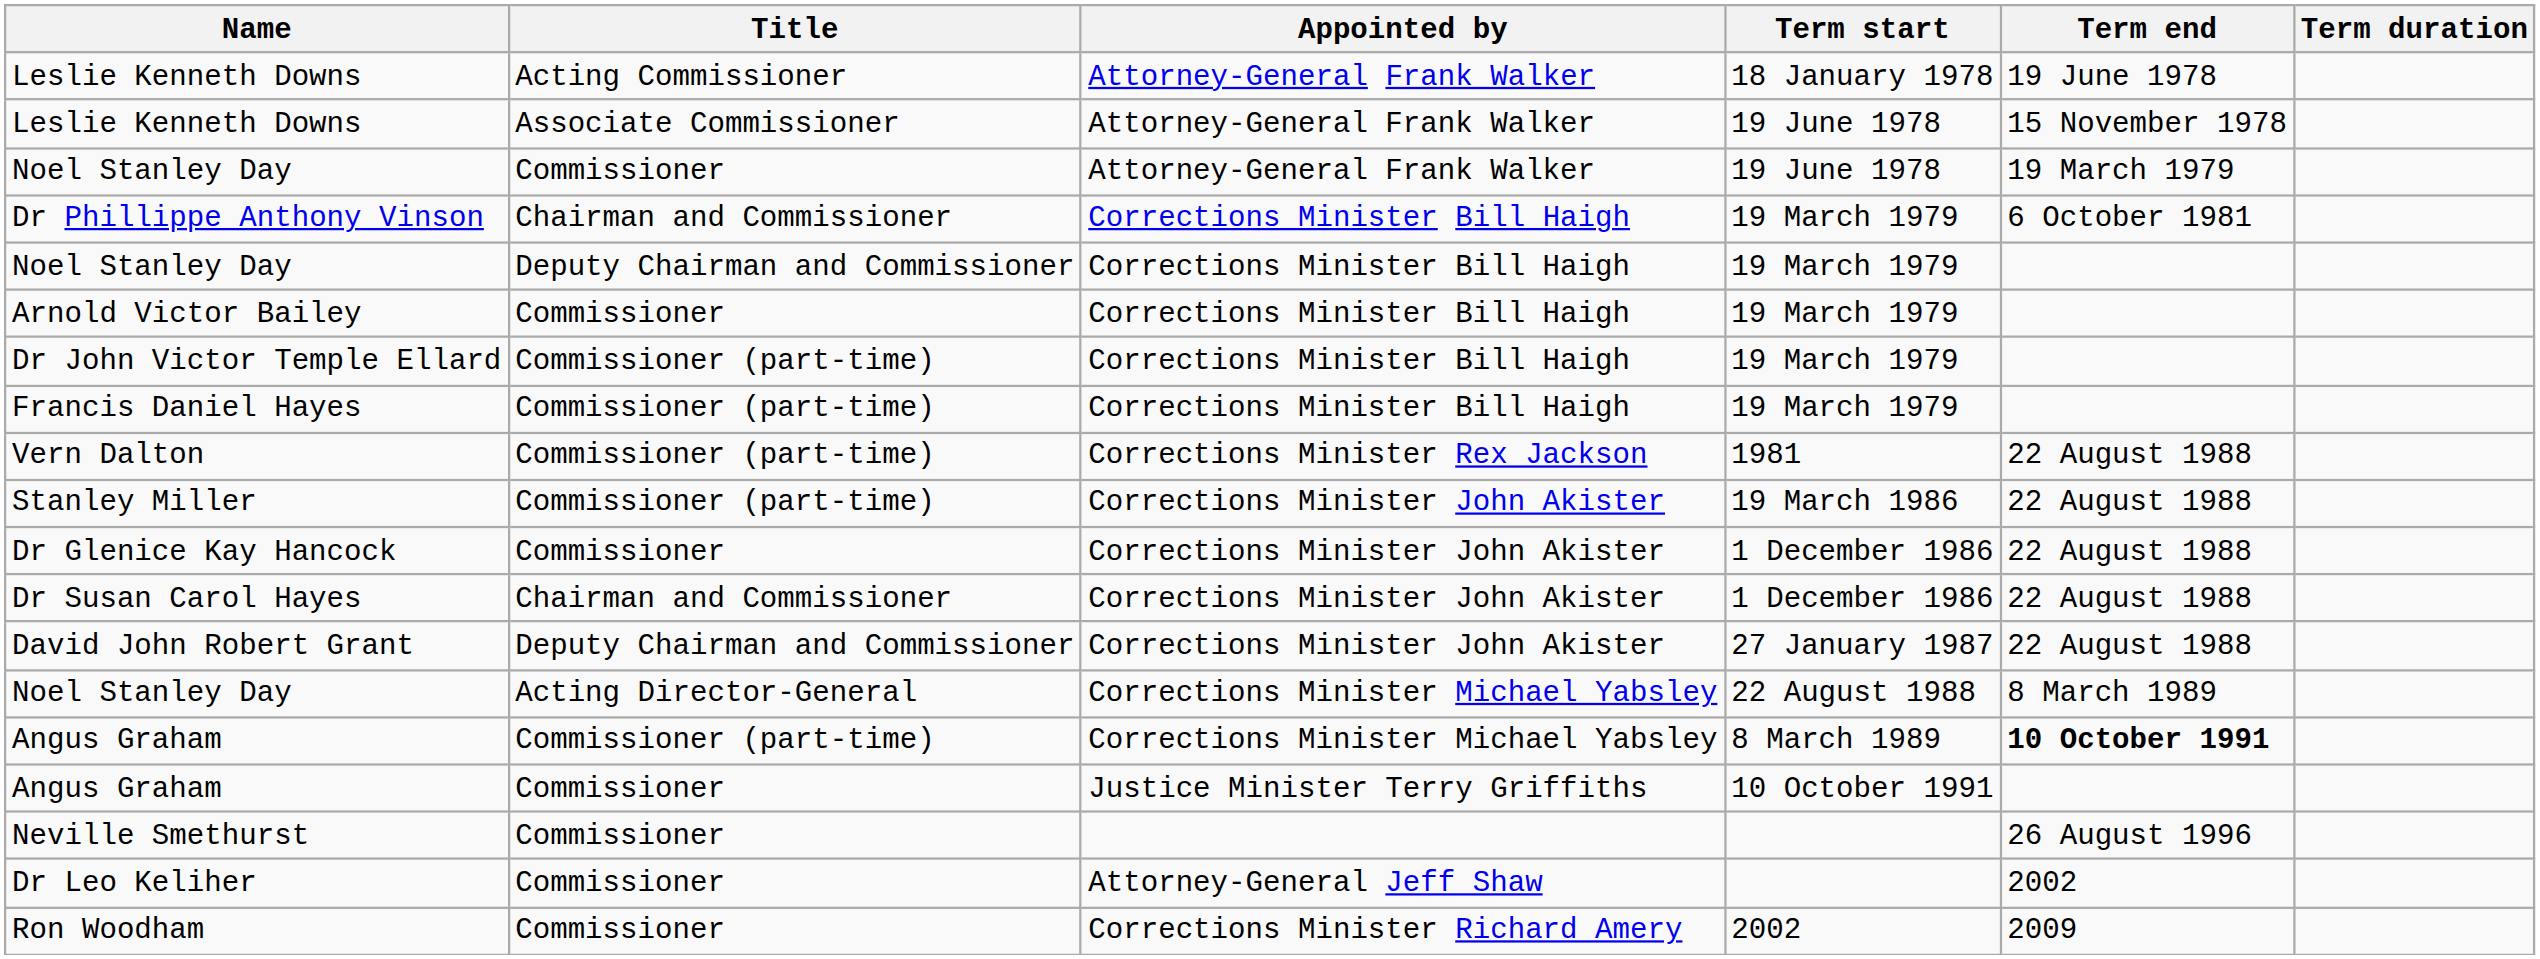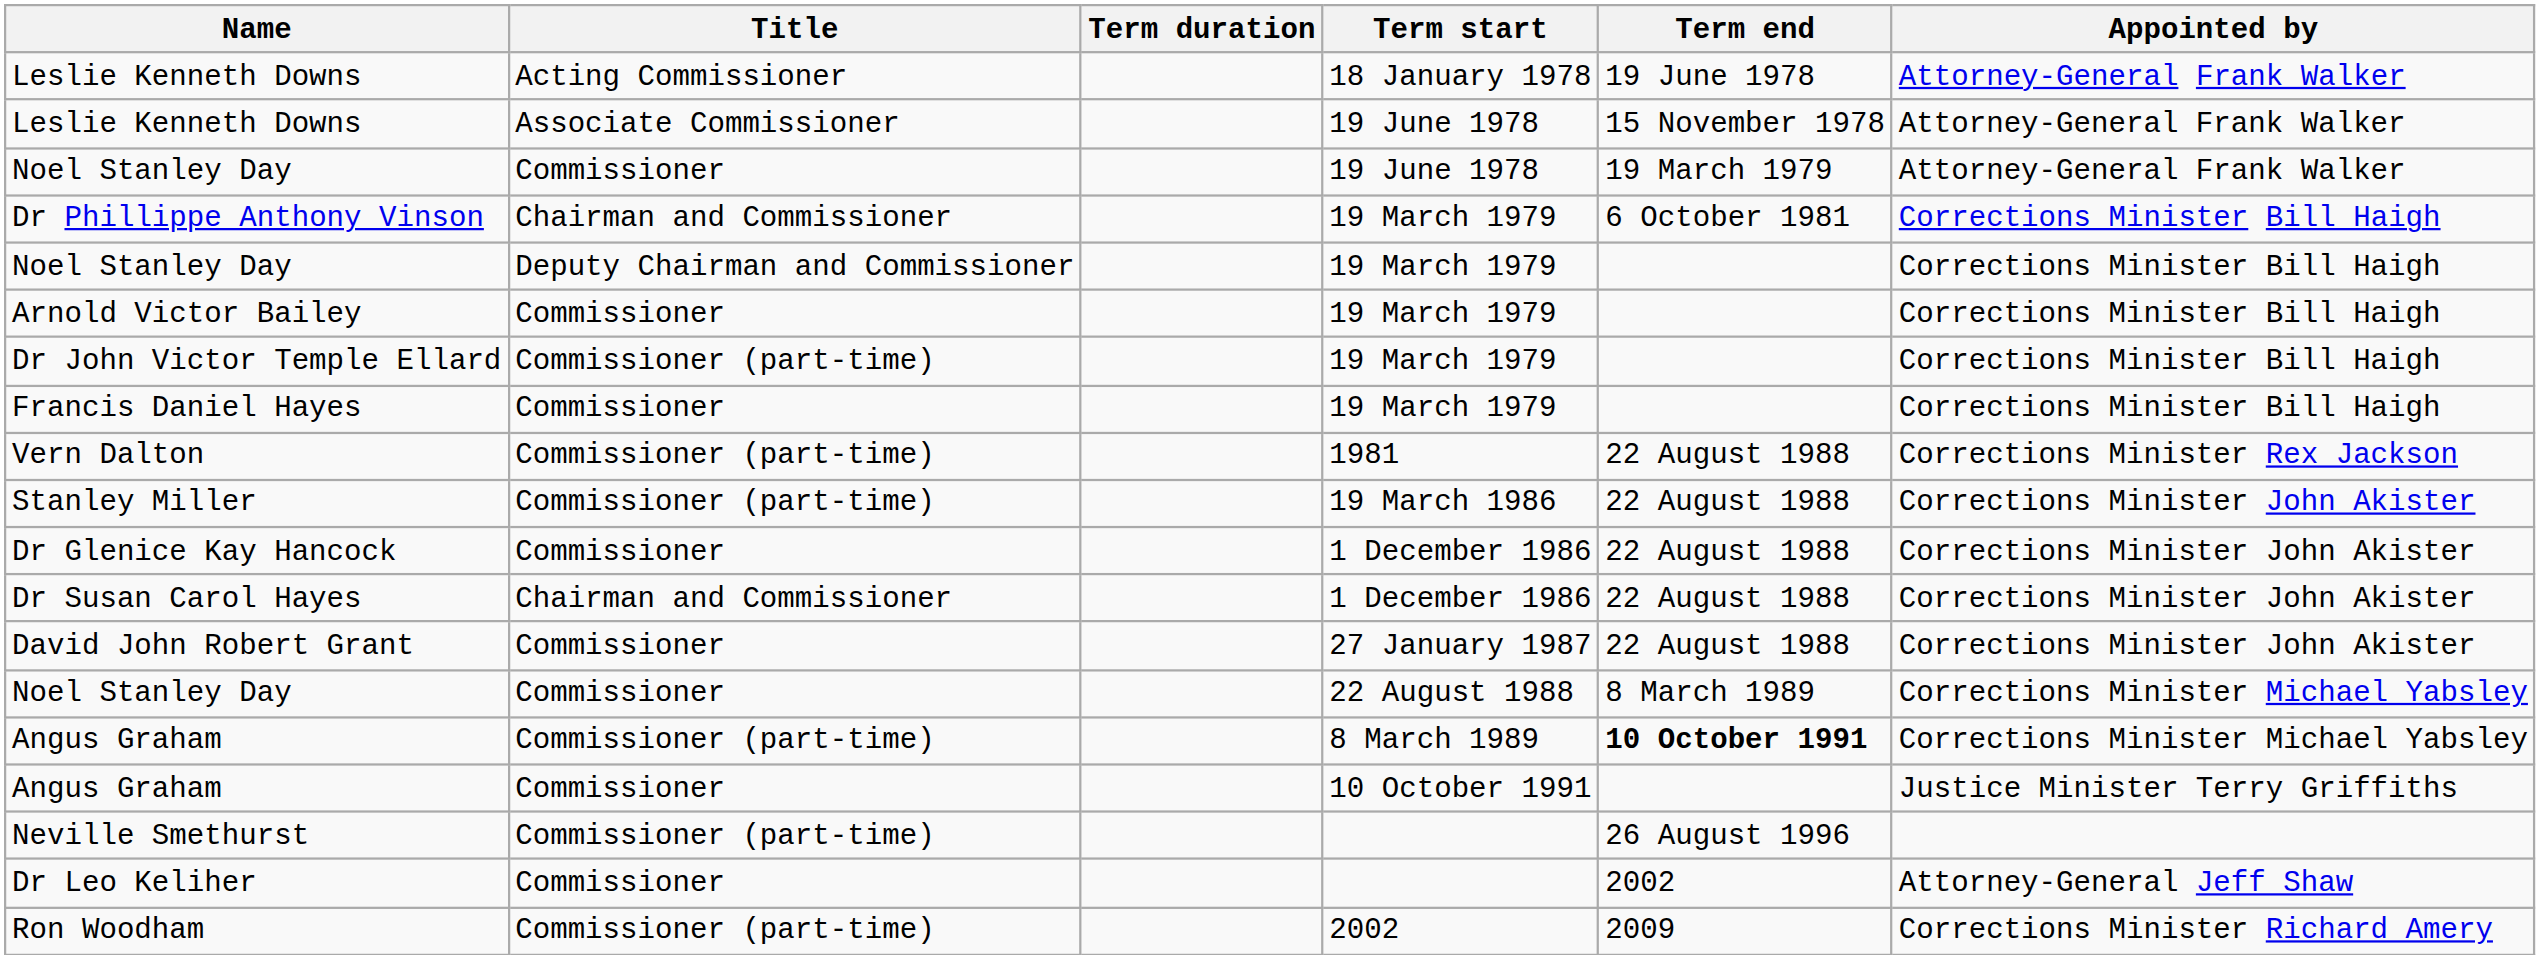columns swapped: (1403, 29) <-> (2414, 29)
(725, 409) Commissioner (part-time) -> (620, 409) Commissioner
(795, 646) Deputy Chairman and Commissioner -> (620, 646) Commissioner
(716, 693) Acting Director-General -> (620, 693) Commissioner
(620, 836) Commissioner -> (725, 836) Commissioner (part-time)
(620, 931) Commissioner -> (725, 931) Commissioner (part-time)
